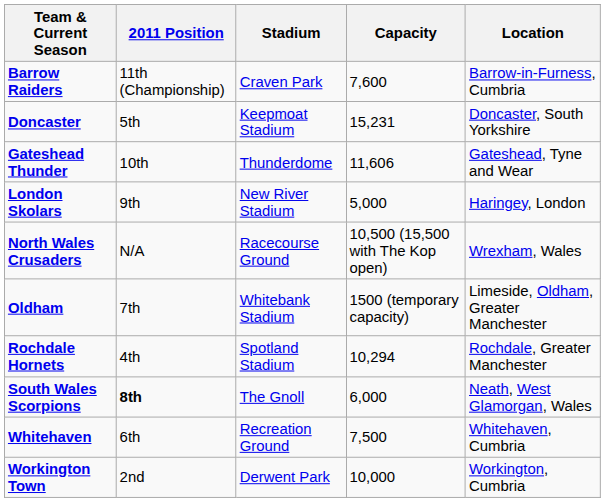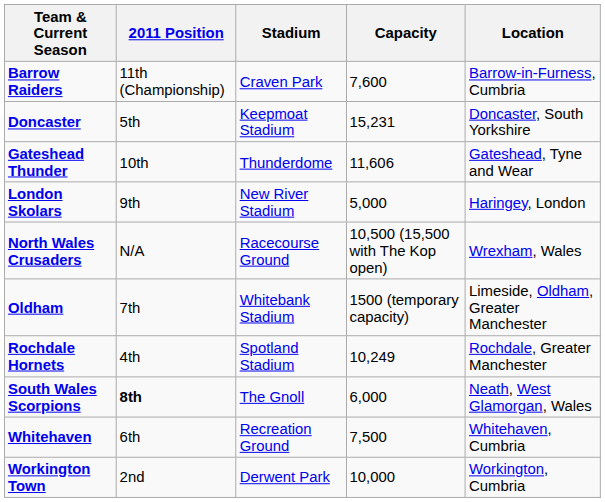(372, 356) 10,294 -> (372, 356) 10,249
